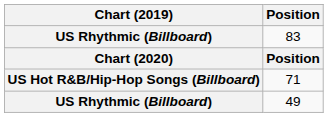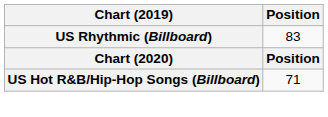- row: (293, 101)
